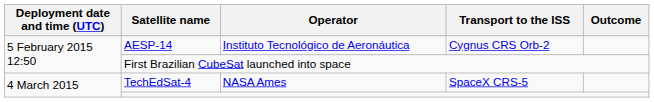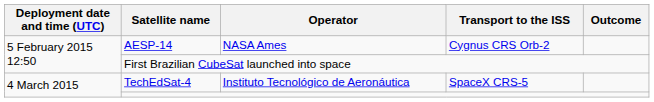(316, 45) Instituto Tecnológico de Aeronáutica -> (255, 45) NASA Ames
(255, 82) NASA Ames -> (316, 82) Instituto Tecnológico de Aeronáutica
